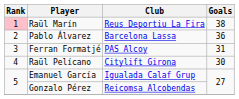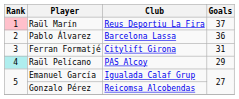(220, 24) 38 -> (220, 24) 37
(126, 50) PAS Alcoy -> (140, 50) Citylift Girona
(16, 62) no background -> (16, 62) paleturquoise background
(140, 62) Citylift Girona -> (126, 62) PAS Alcoy
(220, 62) 30 -> (220, 62) 29
